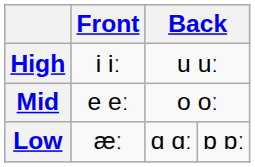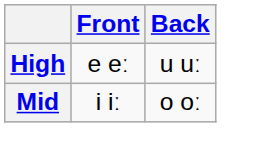(108, 63) i iː -> (108, 63) e eː
(108, 102) e eː -> (108, 102) i iː
- row: (38, 141)
